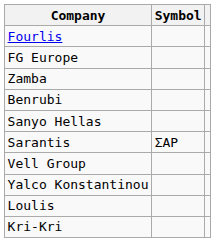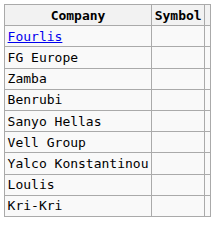- row: (39, 142)
